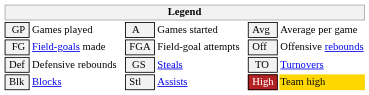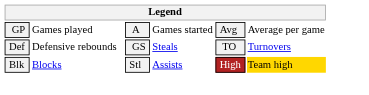- row: (17, 47)
